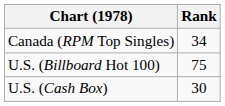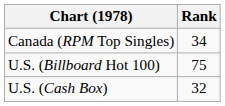(199, 88) 30 -> (199, 88) 32
